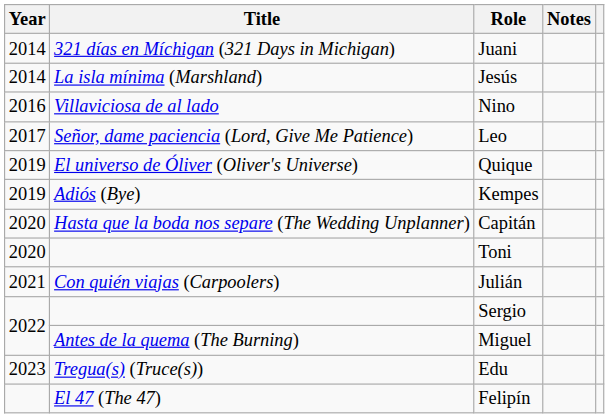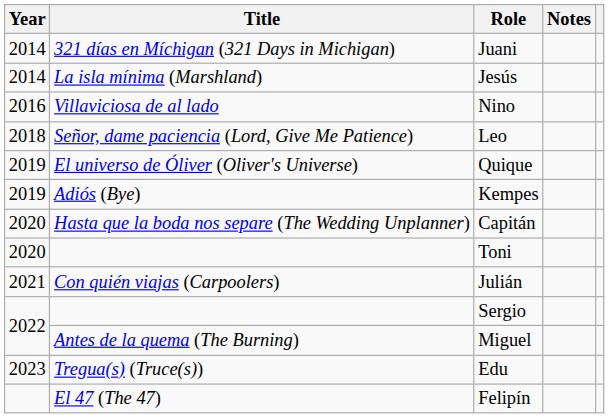(27, 135) 2017 -> (27, 135) 2018
